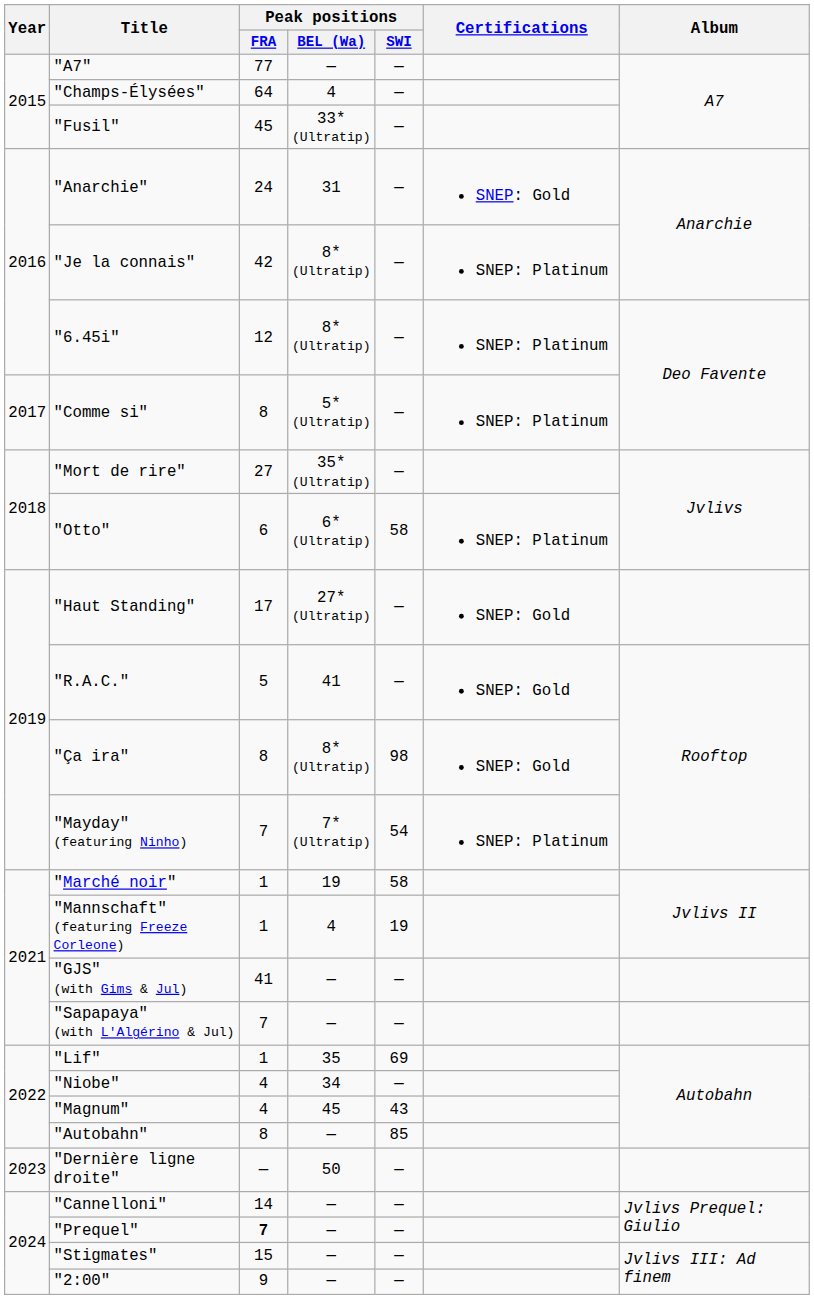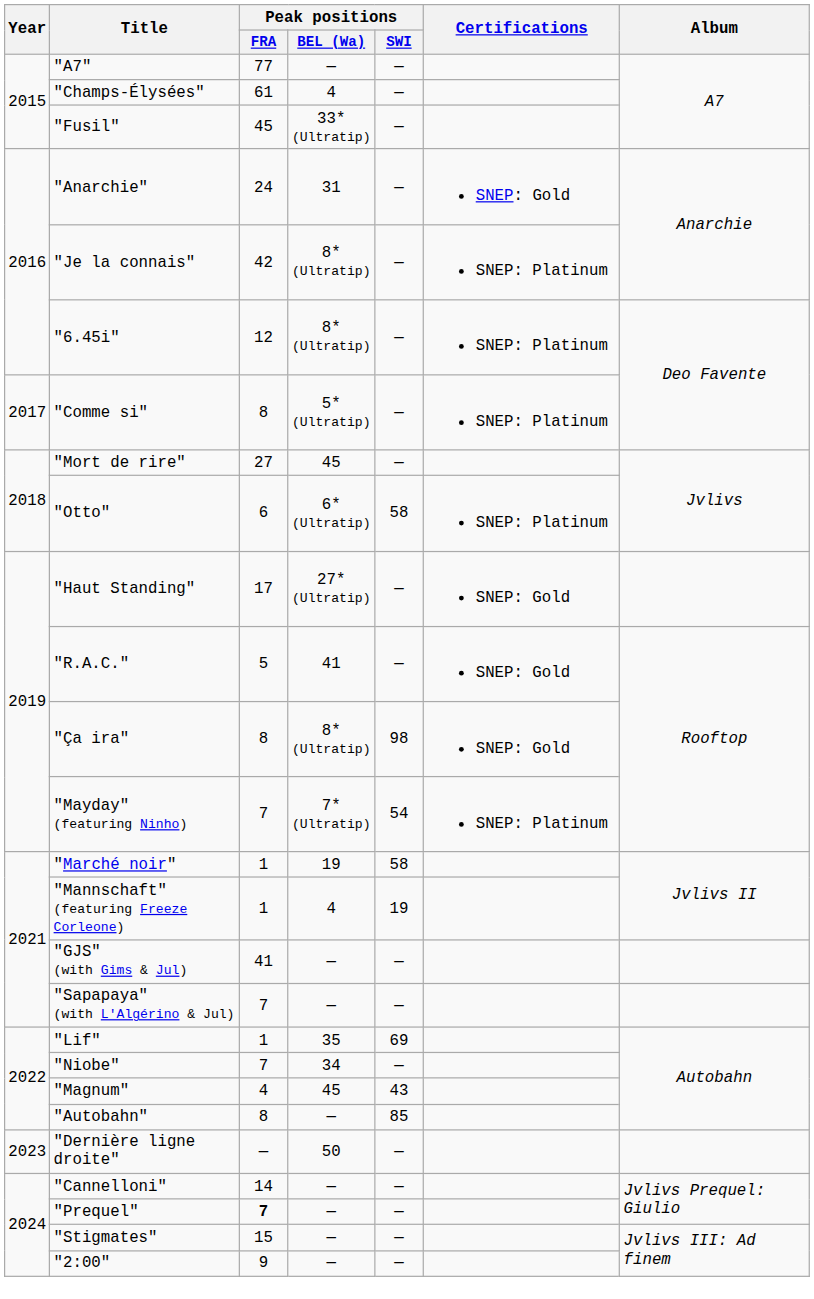(263, 92) 64 -> (263, 92) 61
(331, 471) 35* (Ultratip) -> (331, 463) 45
(264, 1084) 4 -> (264, 1066) 7
